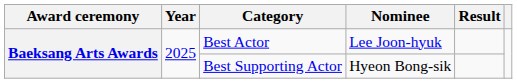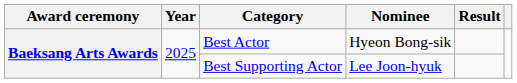(395, 41) Lee Joon-hyuk -> (400, 41) Hyeon Bong-sik
(400, 66) Hyeon Bong-sik -> (395, 66) Lee Joon-hyuk
